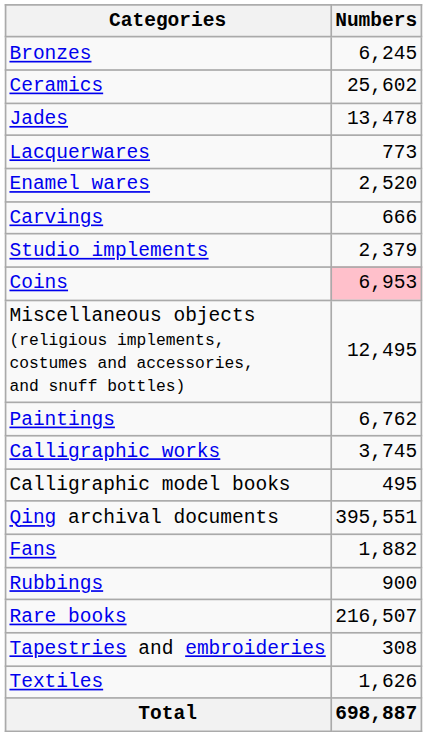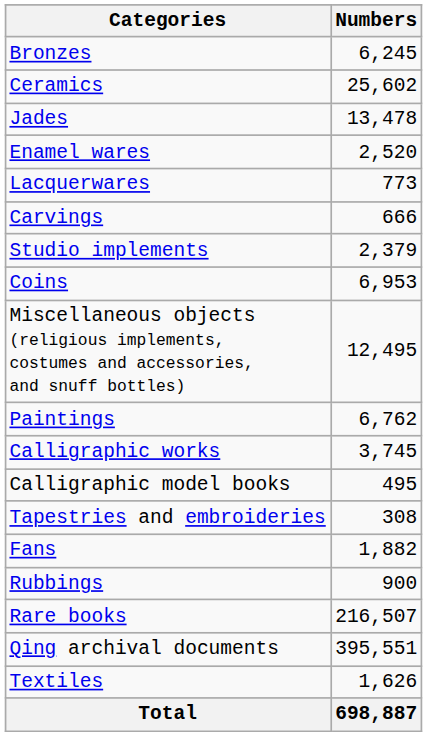rows swapped: (80, 152) <-> (80, 185)
(388, 283) pink background -> (388, 283) no background
rows swapped: (168, 649) <-> (144, 518)
